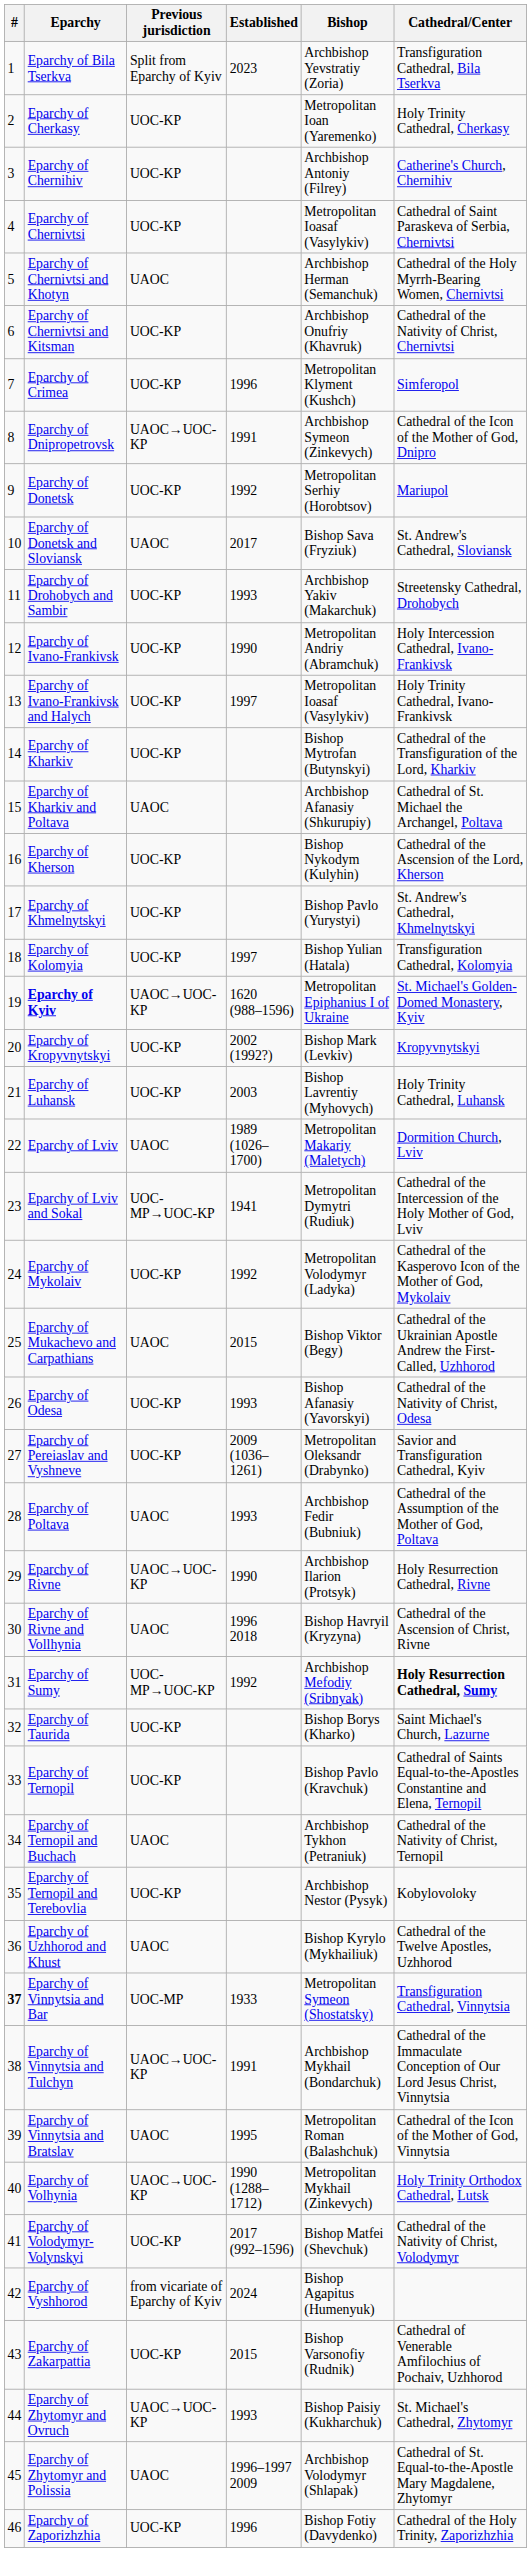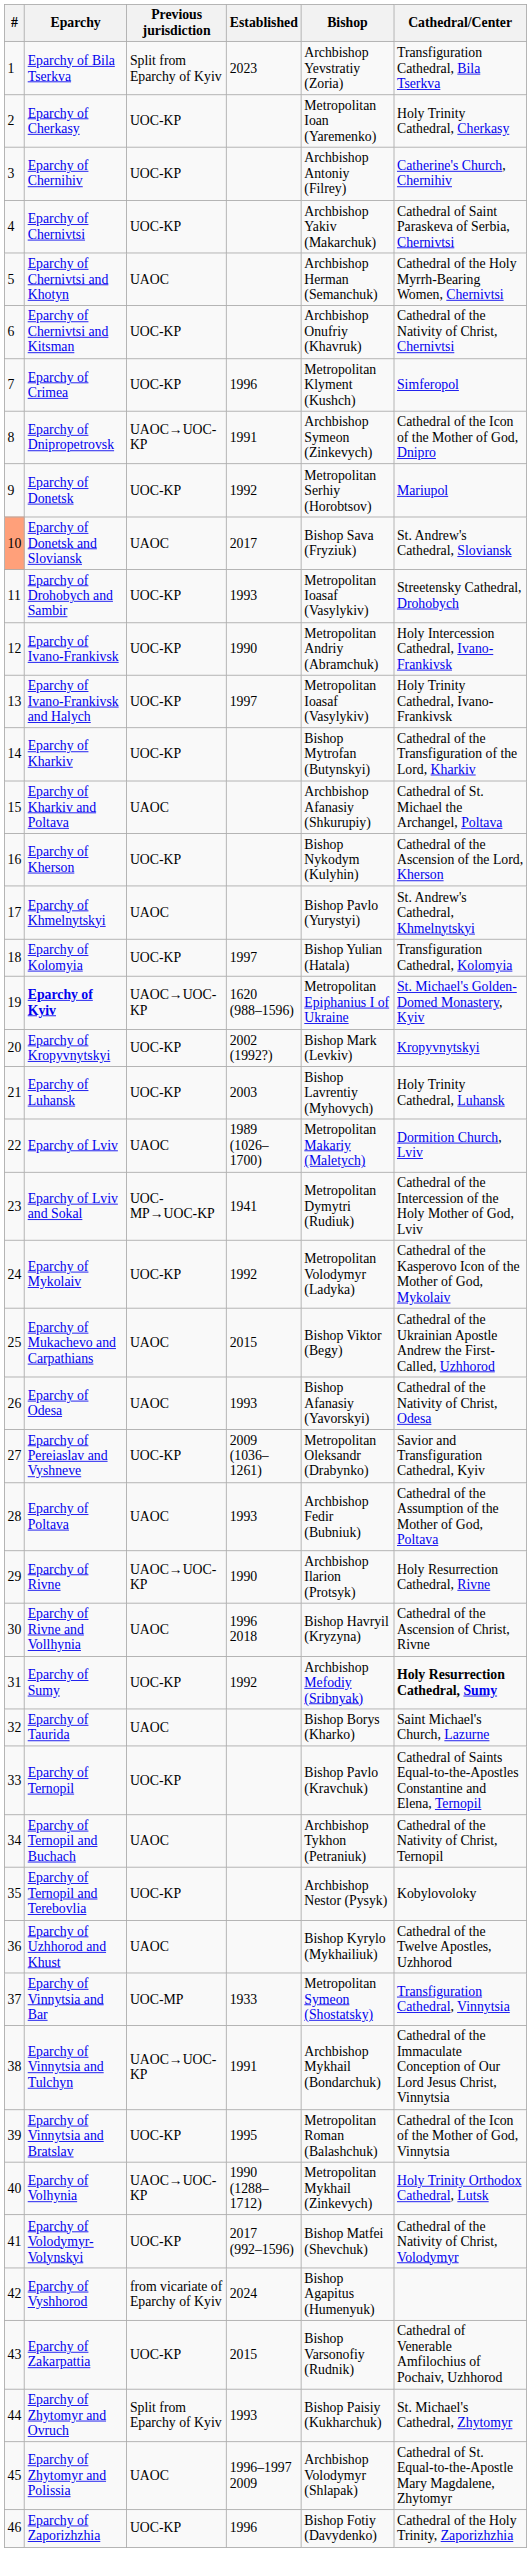(340, 226) Metropolitan Ioasaf (Vasylykiv) -> (340, 226) Archbishop Yakiv (Makarchuk)
(14, 543) no background -> (14, 543) lightsalmon background
(340, 596) Archbishop Yakiv (Makarchuk) -> (340, 596) Metropolitan Ioasaf (Vasylykiv)
(155, 912) UOC-KP -> (149, 912) UAOC
(155, 1403) UOC-KP -> (149, 1403) UAOC
(172, 1682) UOC-MP→UOC-KP -> (155, 1682) UOC-KP
(155, 1727) UOC-KP -> (149, 1727) UAOC
(14, 1999) bold -> (14, 1999) normal
(149, 2135) UAOC -> (155, 2135) UOC-KP
(173, 2415) UAOC→UOC-KP -> (176, 2415) Split from Eparchy of Kyiv
